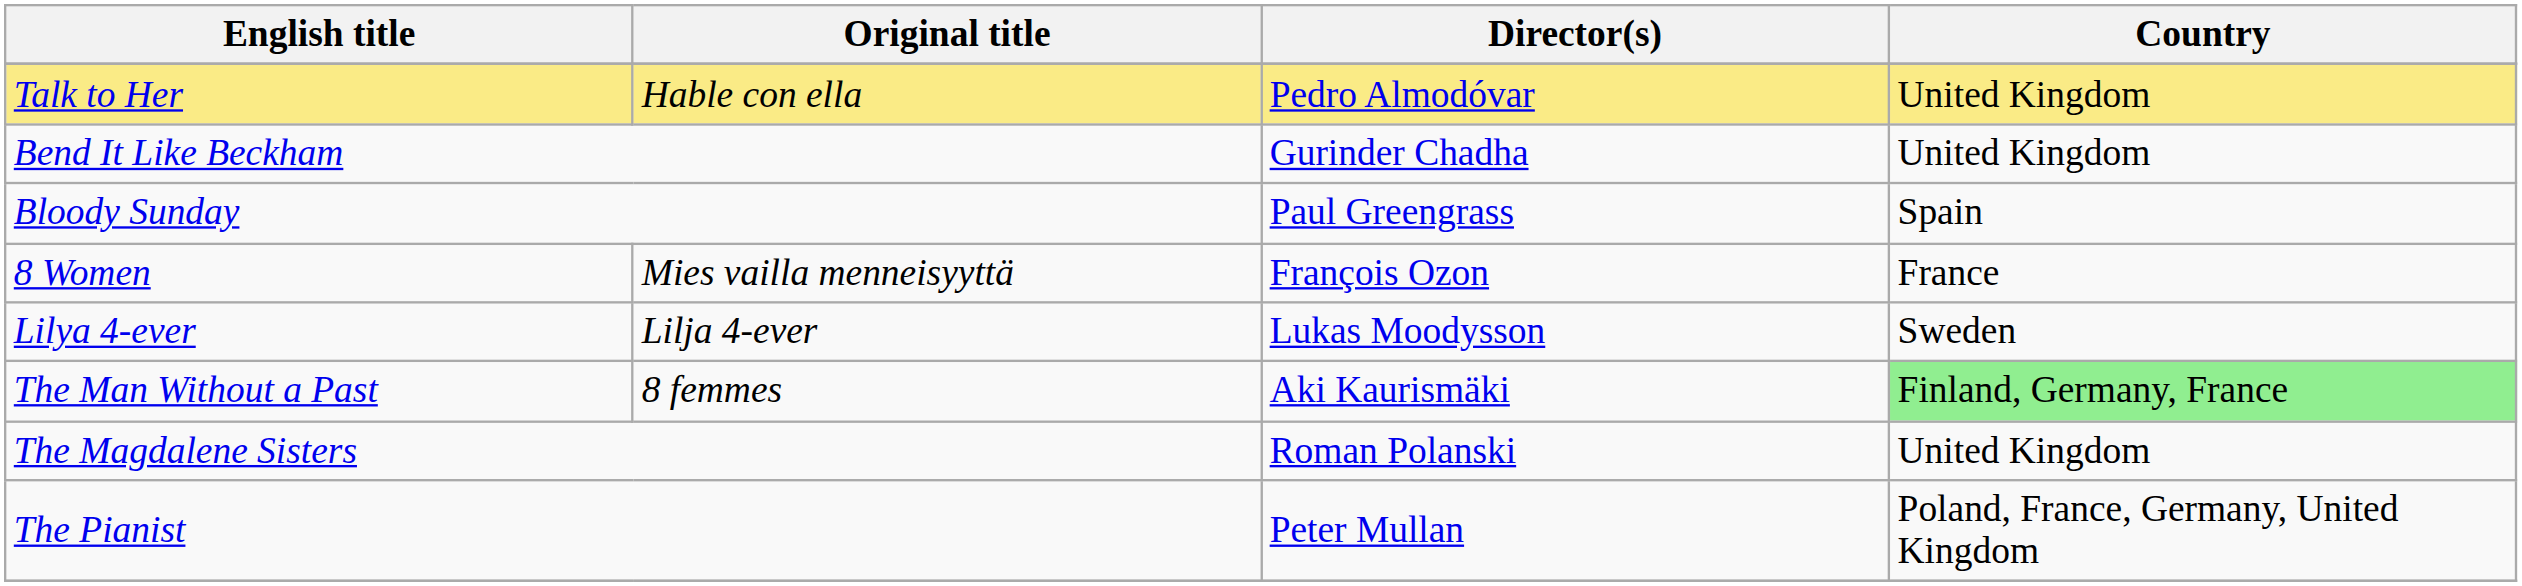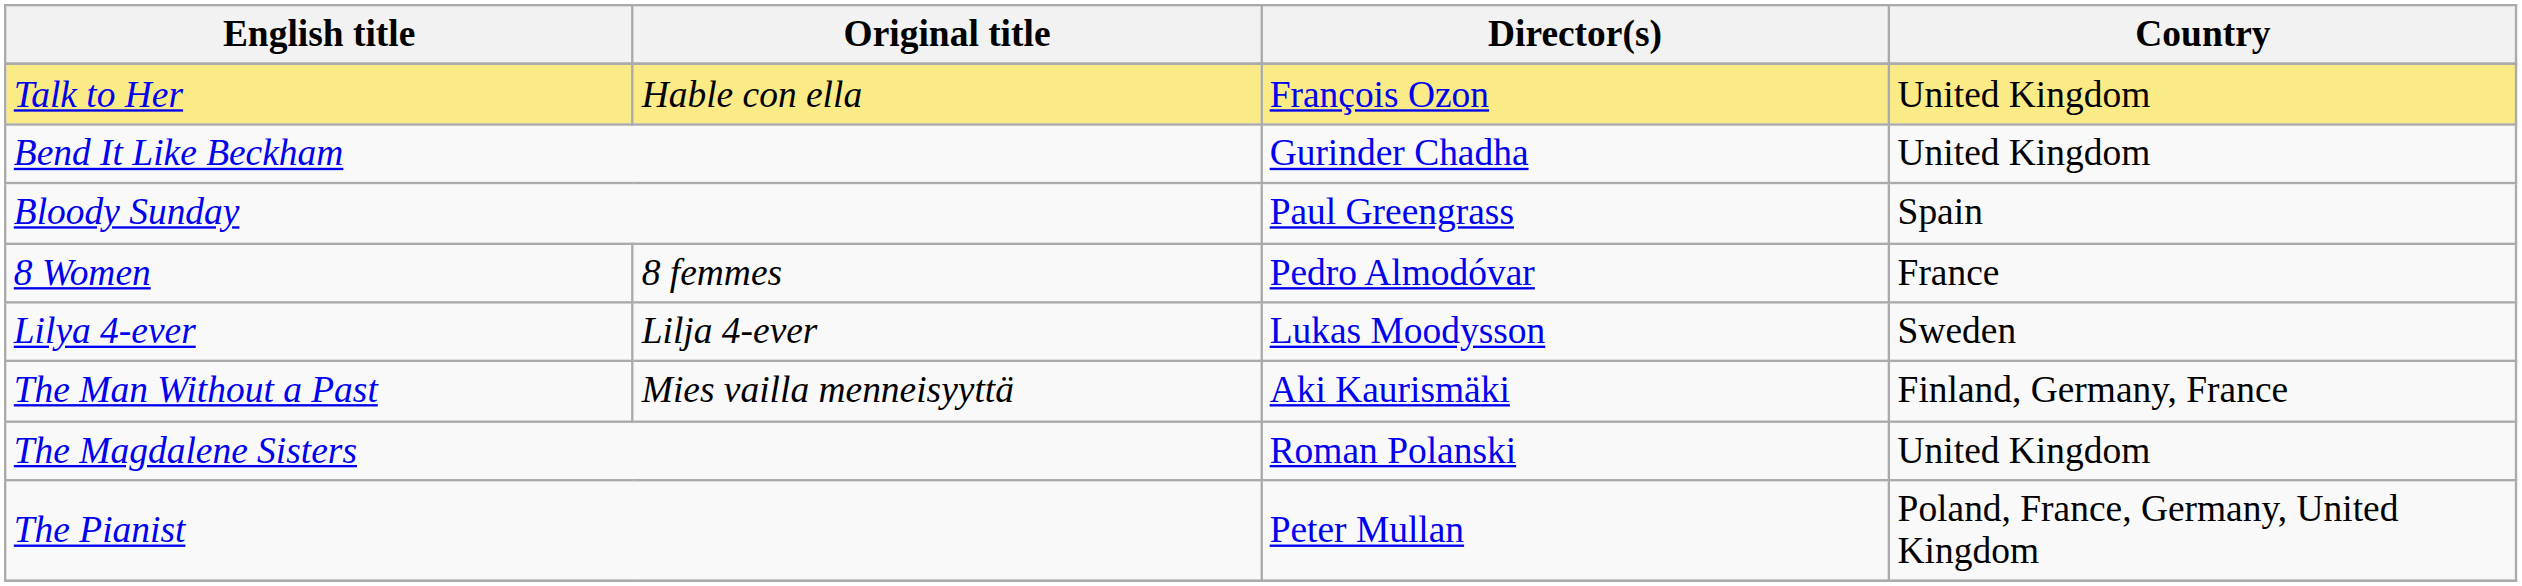(1402, 93) Pedro Almodóvar -> (1379, 93) François Ozon
(828, 271) Mies vailla menneisyyttä -> (712, 271) 8 femmes
(1379, 271) François Ozon -> (1402, 271) Pedro Almodóvar
(712, 390) 8 femmes -> (828, 390) Mies vailla menneisyyttä
(2093, 390) lightgreen background -> (2093, 390) no background
